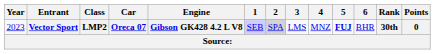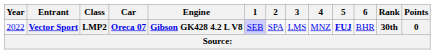(16, 27) 2023 -> (16, 27) 2022
(276, 27) lightgrey background -> (276, 27) no background
